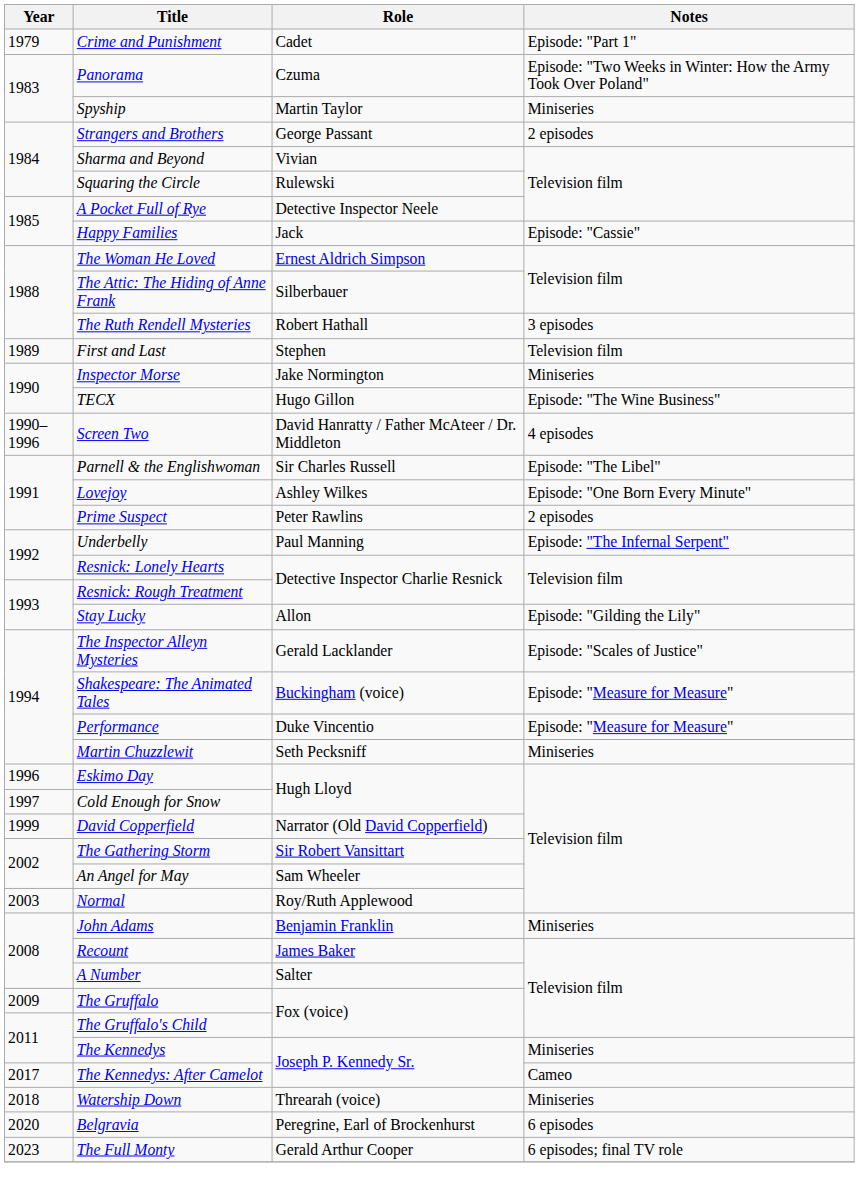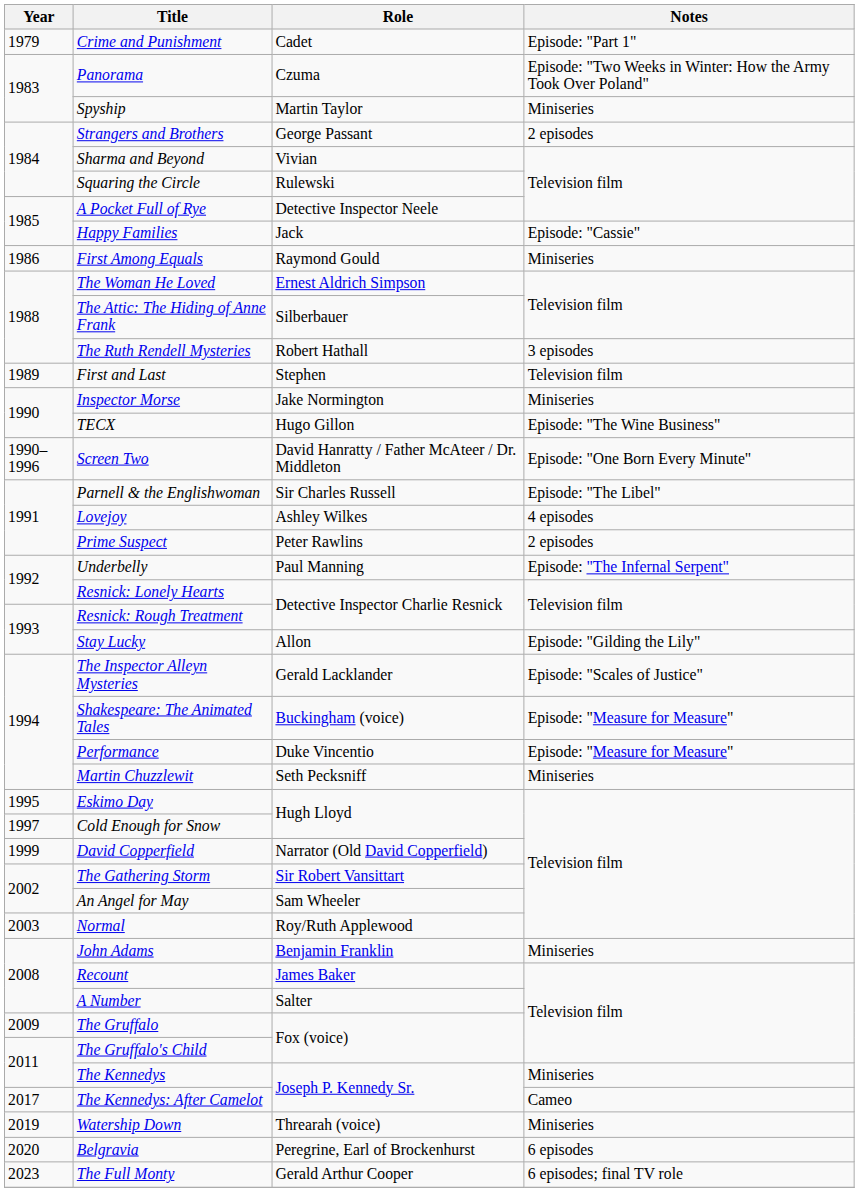+ row: (140, 258)
(561, 434) 4 episodes -> (639, 458) Episode: "One Born Every Minute"
(639, 492) Episode: "One Born Every Minute" -> (561, 517) 4 episodes
(24, 776) 1996 -> (24, 801) 1995
(24, 1099) 2018 -> (24, 1124) 2019
